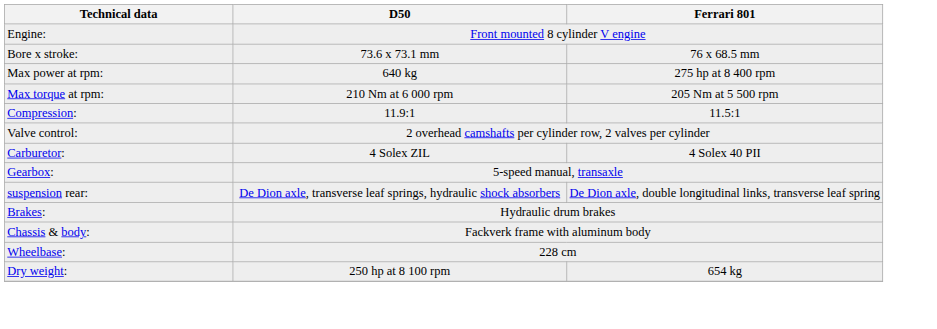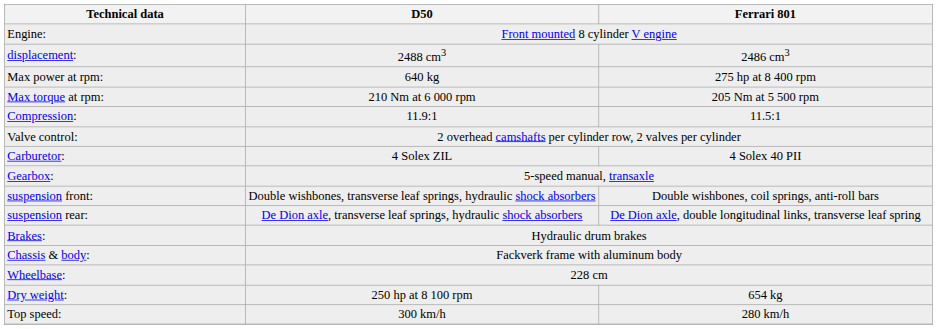+ row: (43, 55)
- row: (44, 53)
+ row: (52, 195)
+ row: (36, 314)
